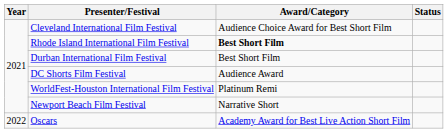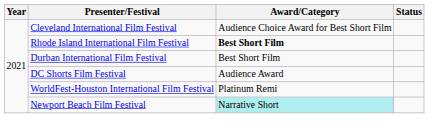(249, 105) no background -> (249, 105) paleturquoise background
- row: (44, 120)
